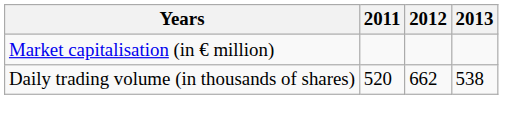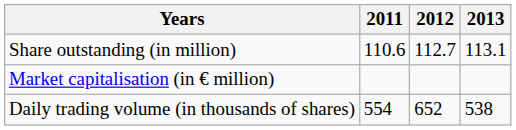+ row: (122, 49)
(378, 79) 520 -> (378, 109) 554
(423, 79) 662 -> (428, 109) 652
